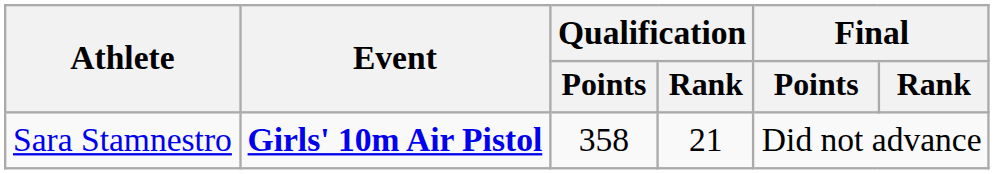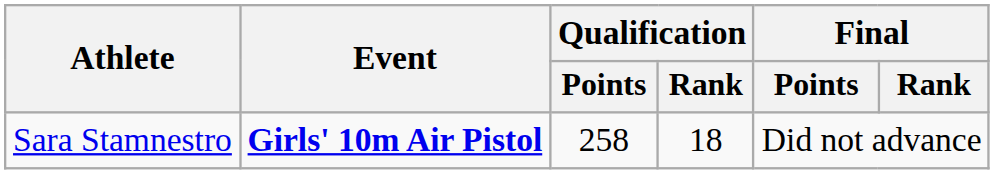(604, 140) 358 -> (604, 140) 258
(706, 140) 21 -> (706, 140) 18
